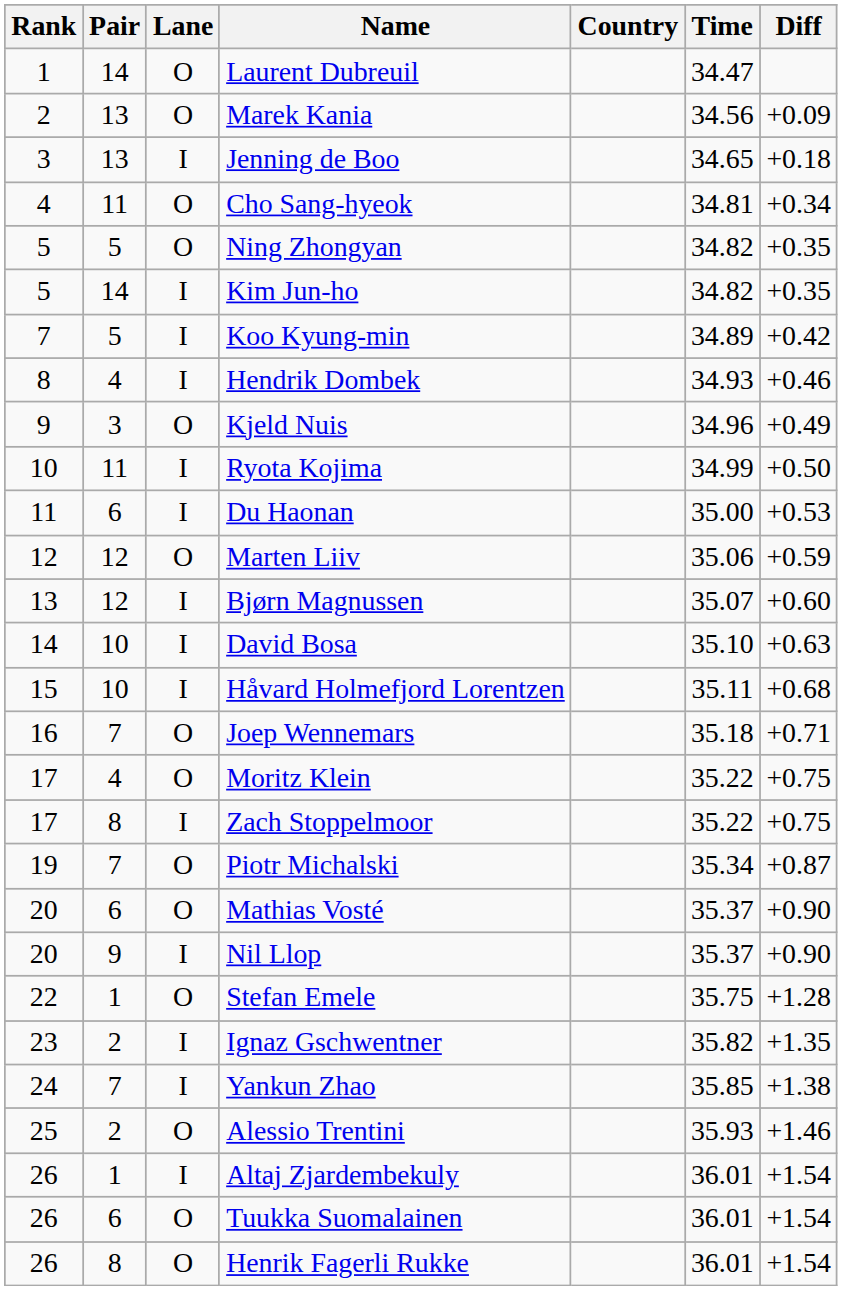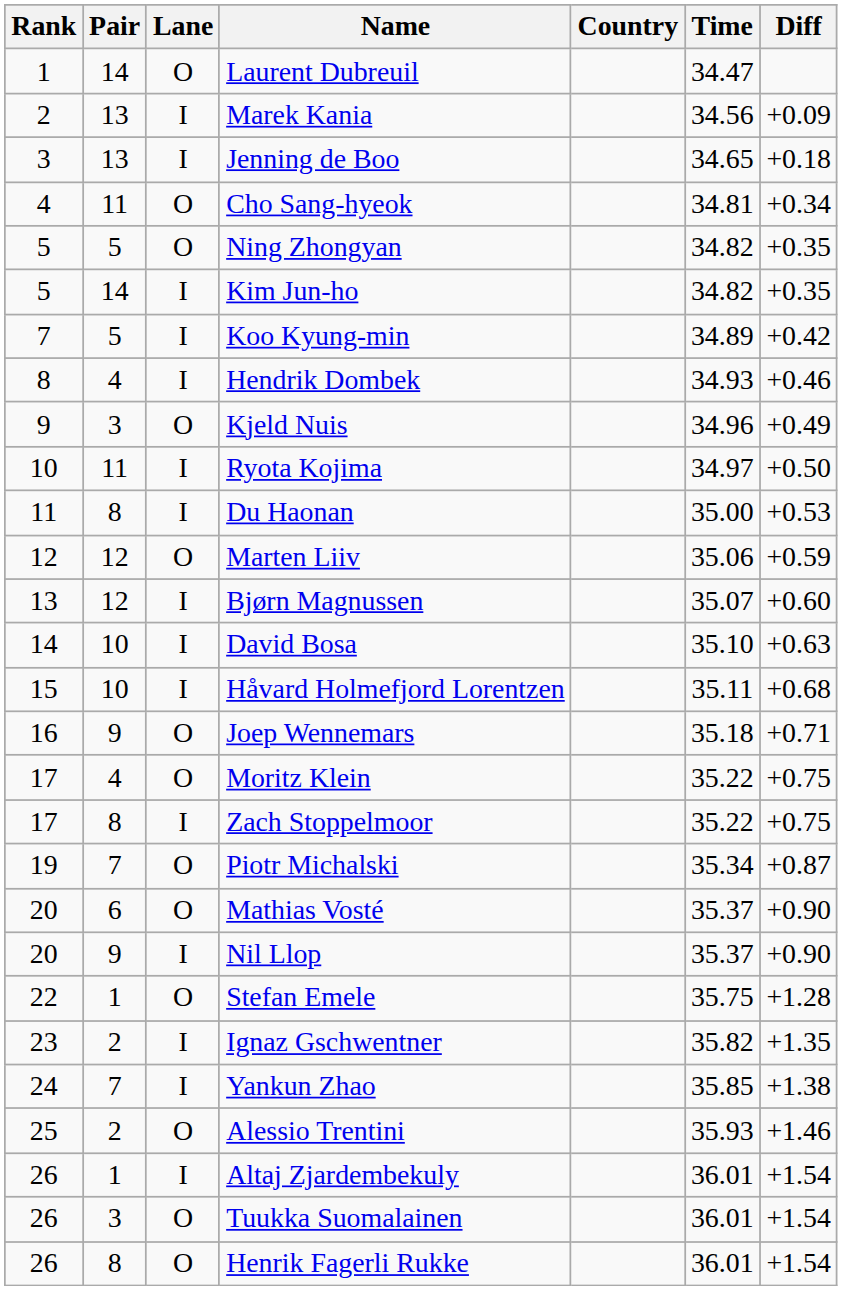(183, 114) O -> (183, 114) I
(722, 468) 34.99 -> (722, 468) 34.97
(115, 512) 6 -> (115, 512) 8
(115, 733) 7 -> (115, 733) 9
(115, 1218) 6 -> (115, 1218) 3
